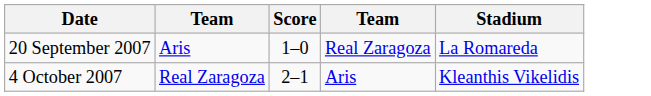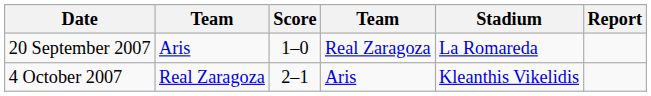+ column: (615, 18)
